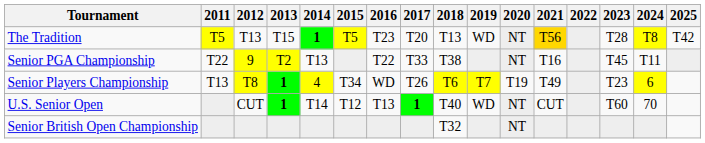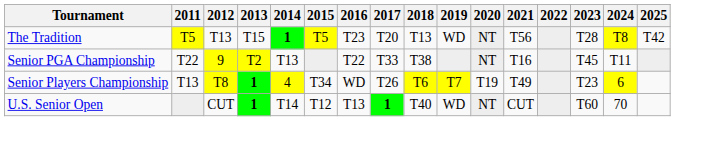(550, 38) gold background -> (521, 38) no background
- row: (103, 127)
